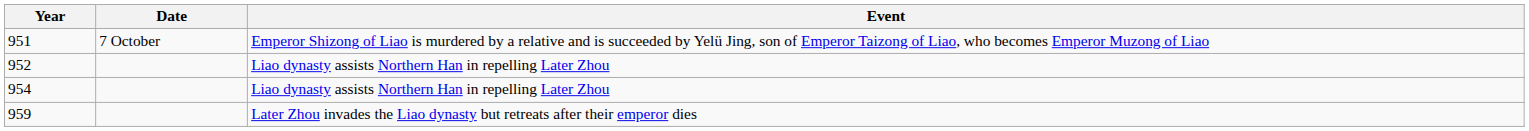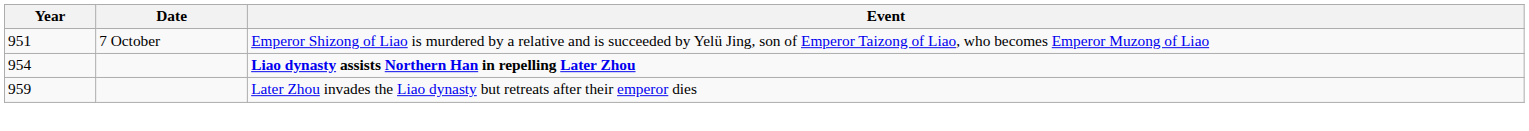- row: (20, 65)
(430, 89) normal -> (443, 65) bold
